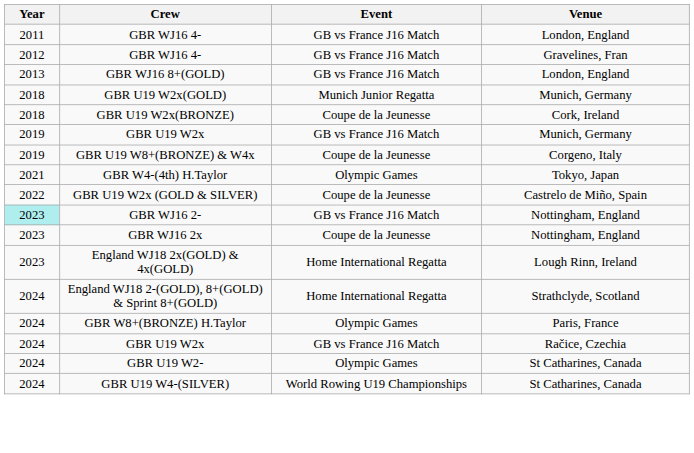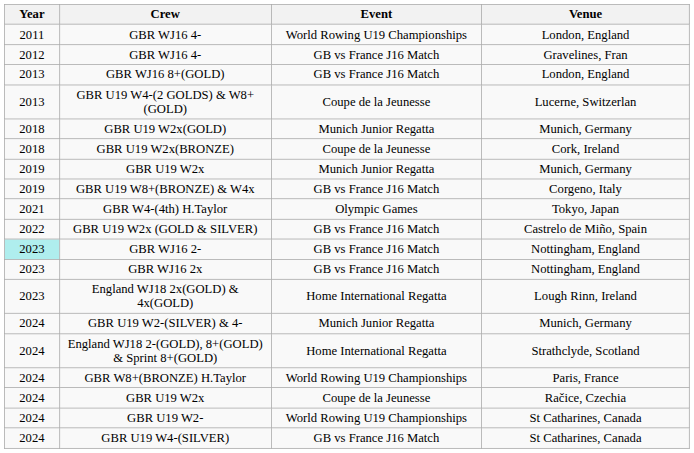(376, 34) GB vs France J16 Match -> (376, 34) World Rowing U19 Championships
+ row: (165, 101)
(376, 134) GB vs France J16 Match -> (376, 169) Munich Junior Regatta
(376, 154) Coupe de la Jeunesse -> (376, 189) GB vs France J16 Match
(376, 194) Coupe de la Jeunesse -> (376, 229) GB vs France J16 Match
(376, 235) Coupe de la Jeunesse -> (376, 269) GB vs France J16 Match
+ row: (165, 323)
(376, 323) Olympic Games -> (376, 377) World Rowing U19 Championships
(376, 343) GB vs France J16 Match -> (376, 397) Coupe de la Jeunesse
(376, 363) Olympic Games -> (376, 418) World Rowing U19 Championships
(376, 383) World Rowing U19 Championships -> (376, 438) GB vs France J16 Match
